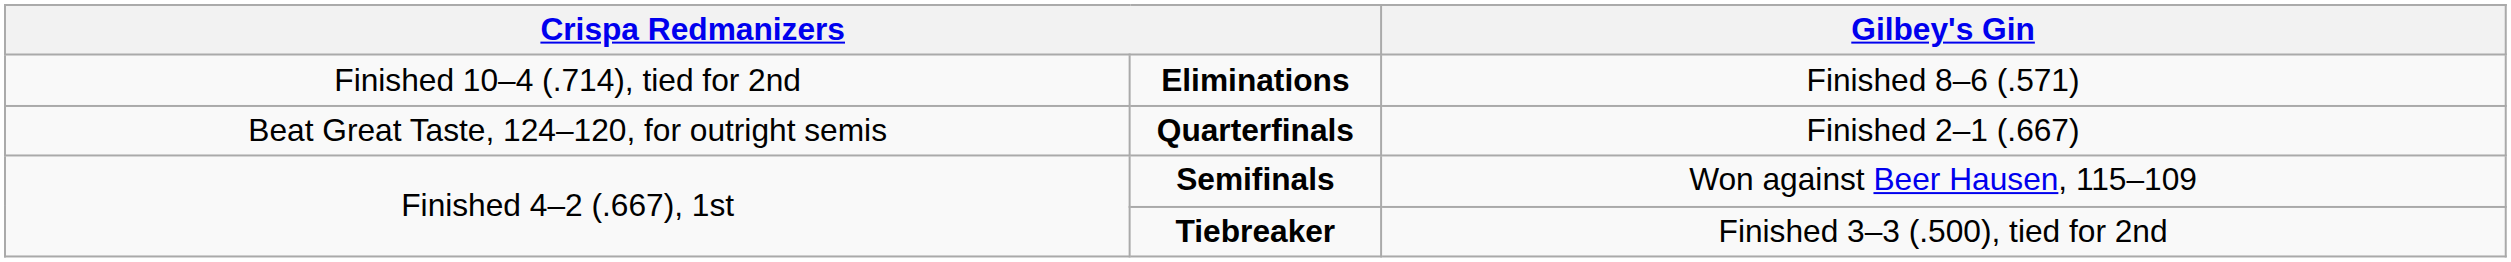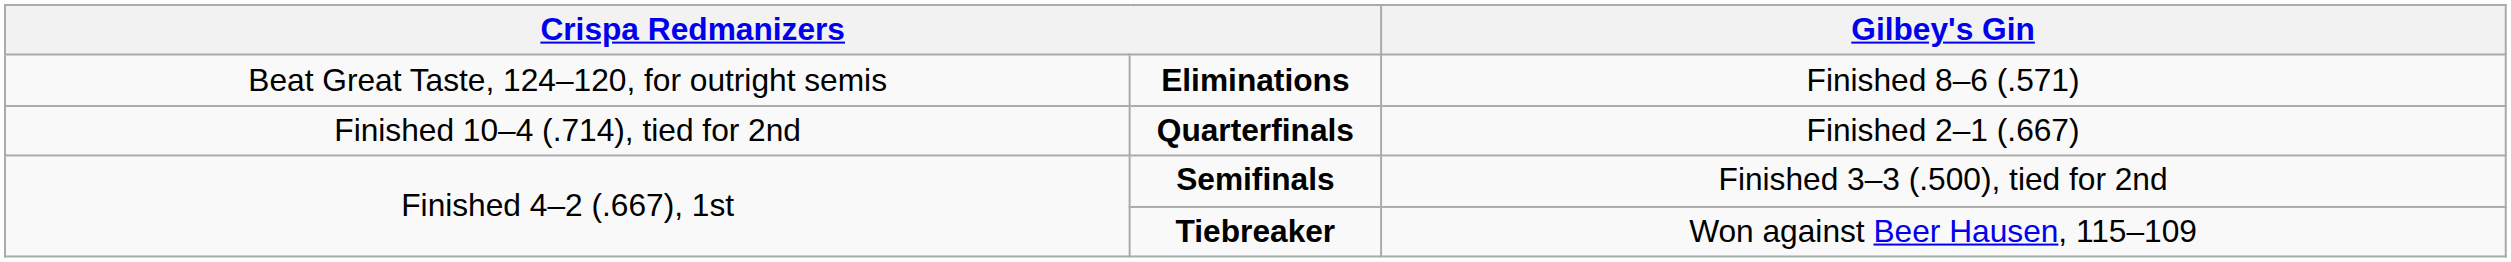(568, 79) Finished 10–4 (.714), tied for 2nd -> (568, 79) Beat Great Taste, 124–120, for outright semis
(568, 130) Beat Great Taste, 124–120, for outright semis -> (568, 130) Finished 10–4 (.714), tied for 2nd
(1943, 180) Won against Beer Hausen, 115–109 -> (1943, 180) Finished 3–3 (.500), tied for 2nd
(1943, 230) Finished 3–3 (.500), tied for 2nd -> (1943, 230) Won against Beer Hausen, 115–109
